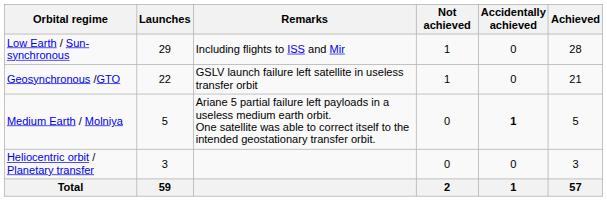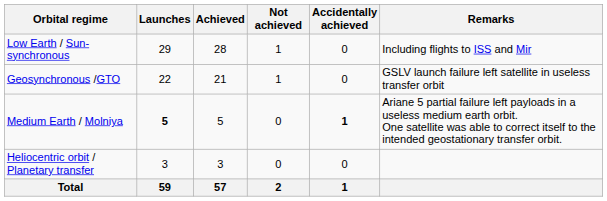columns swapped: (575, 19) <-> (305, 19)
(165, 121) normal -> (165, 121) bold
